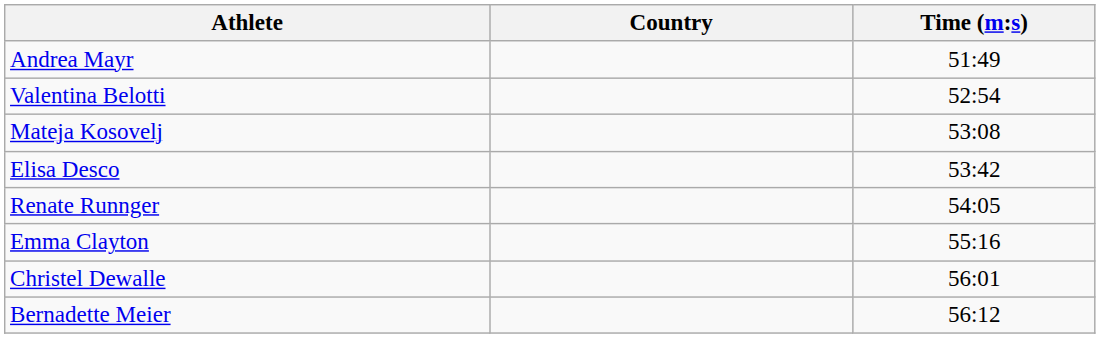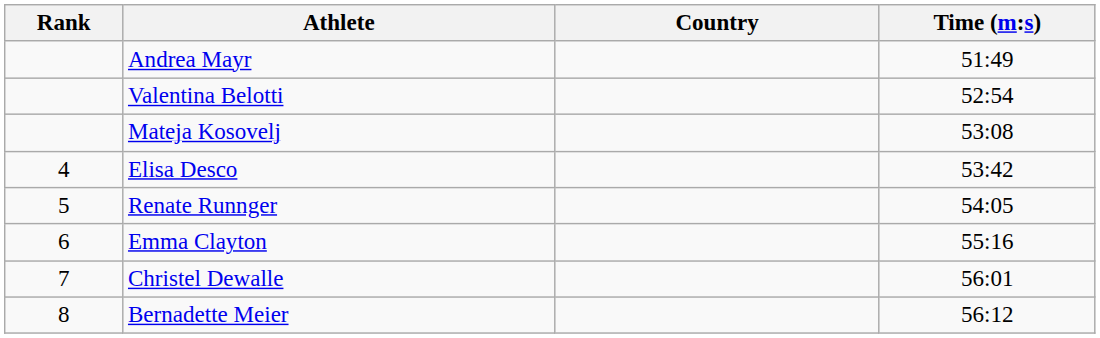+ column: (64, 22)
